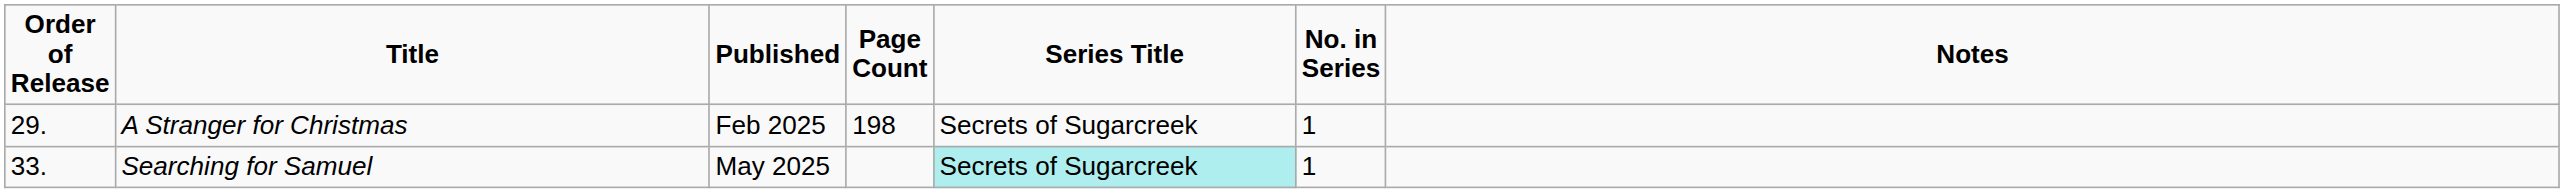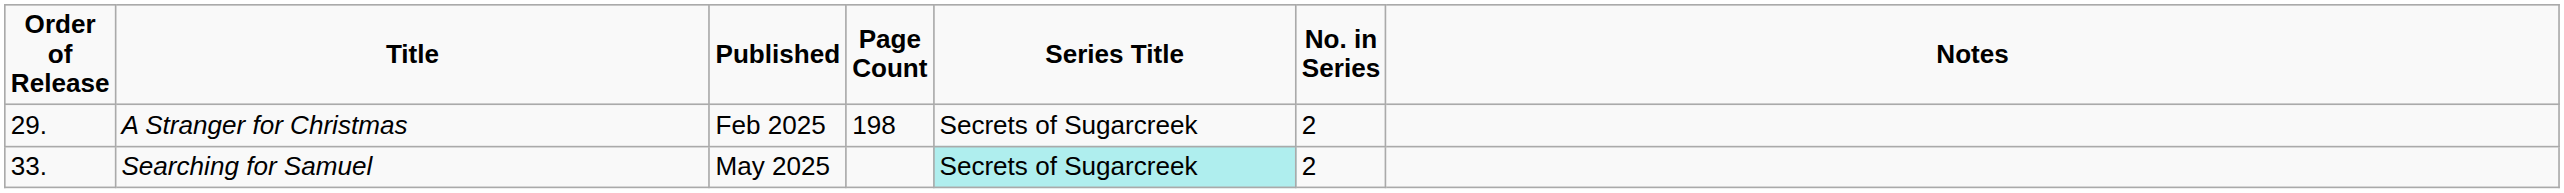(1309, 125) 1 -> (1309, 125) 2
(1309, 166) 1 -> (1309, 166) 2
